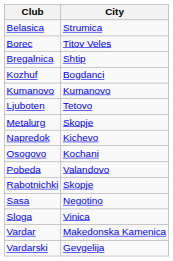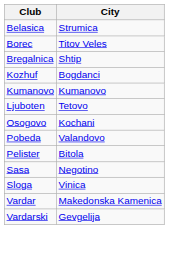- row: (26, 122)
- row: (28, 138)
+ row: (23, 153)
- row: (33, 185)
